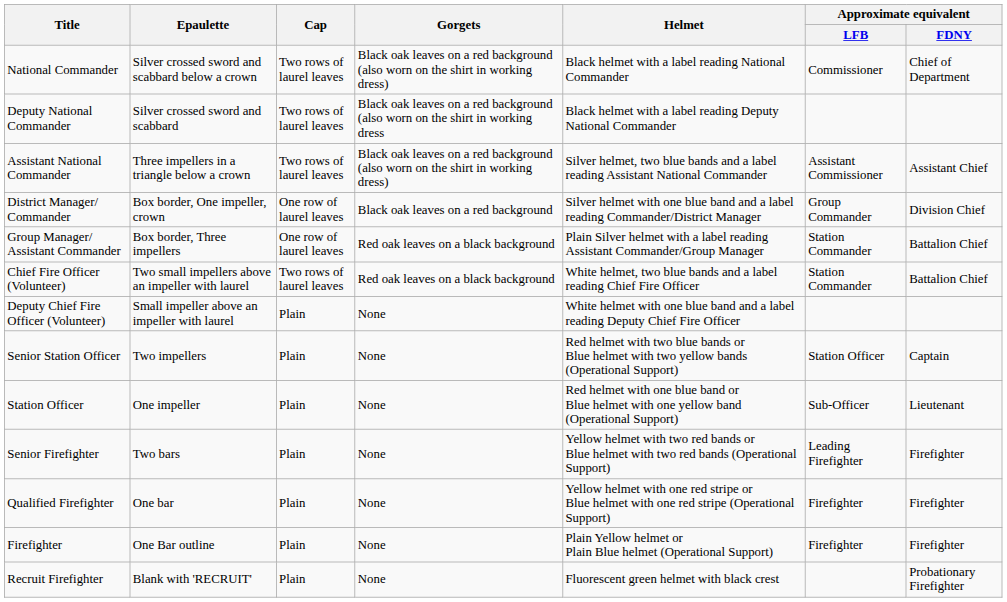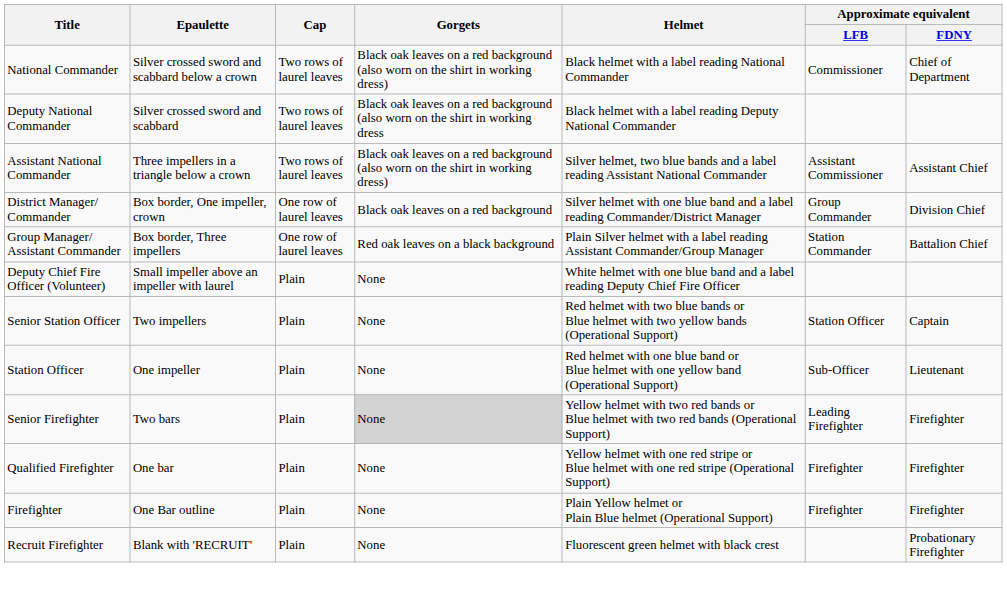- row: (53, 279)
(372, 453) no background -> (371, 419) lightgrey background
